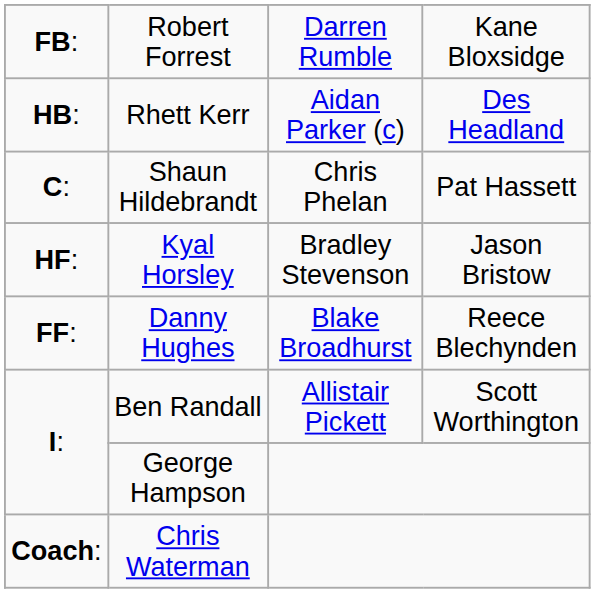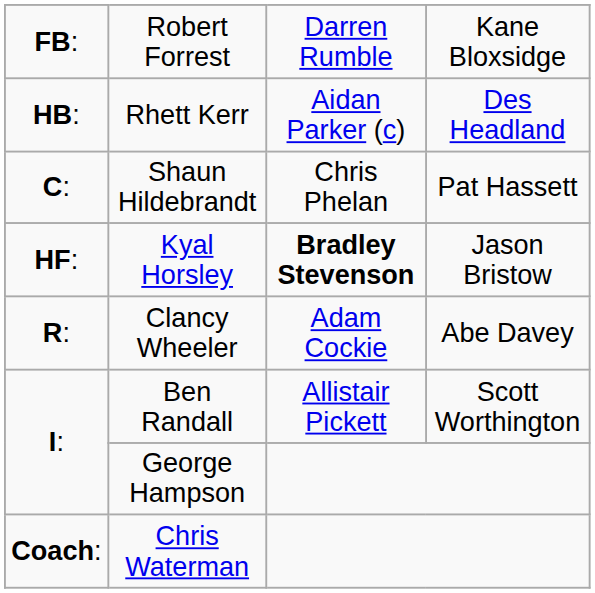(345, 260) normal -> (346, 260) bold
- row: (188, 333)
+ row: (187, 333)
